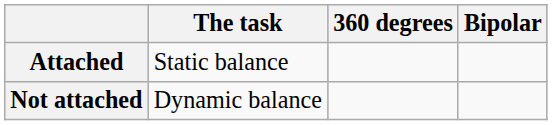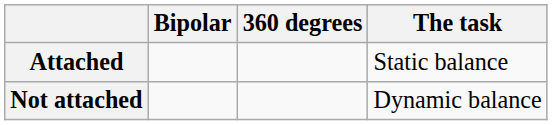columns swapped: (503, 23) <-> (238, 23)
